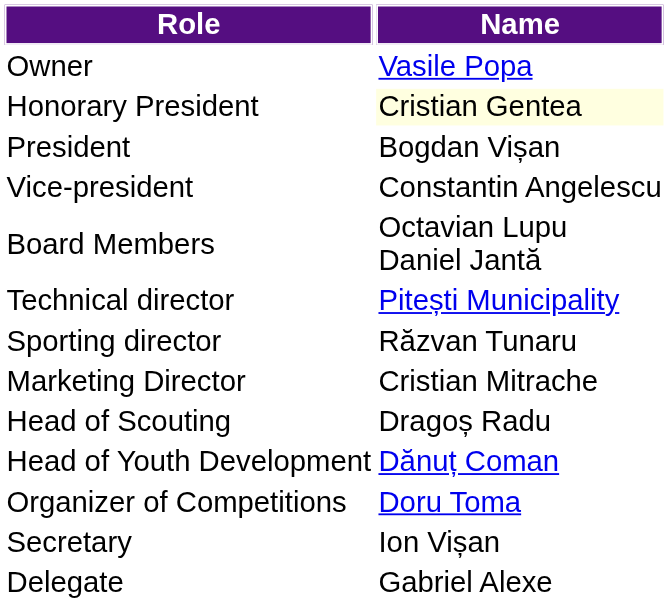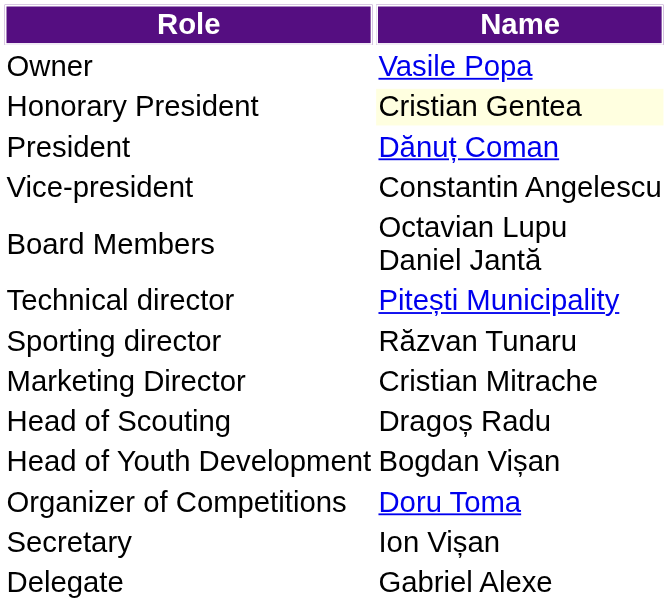(469, 146) Bogdan Vișan -> (469, 146) Dănuț Coman
(469, 461) Dănuț Coman -> (469, 461) Bogdan Vișan
